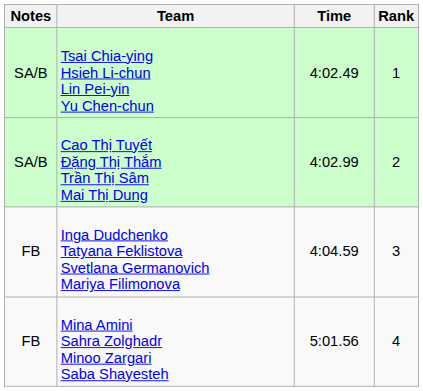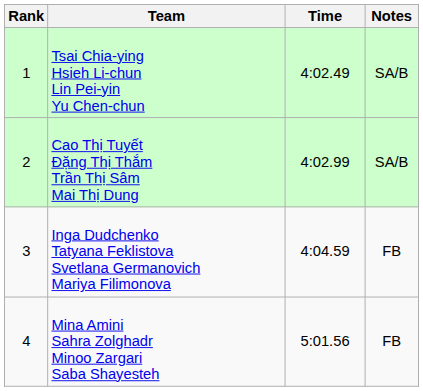columns swapped: (396, 16) <-> (31, 16)
